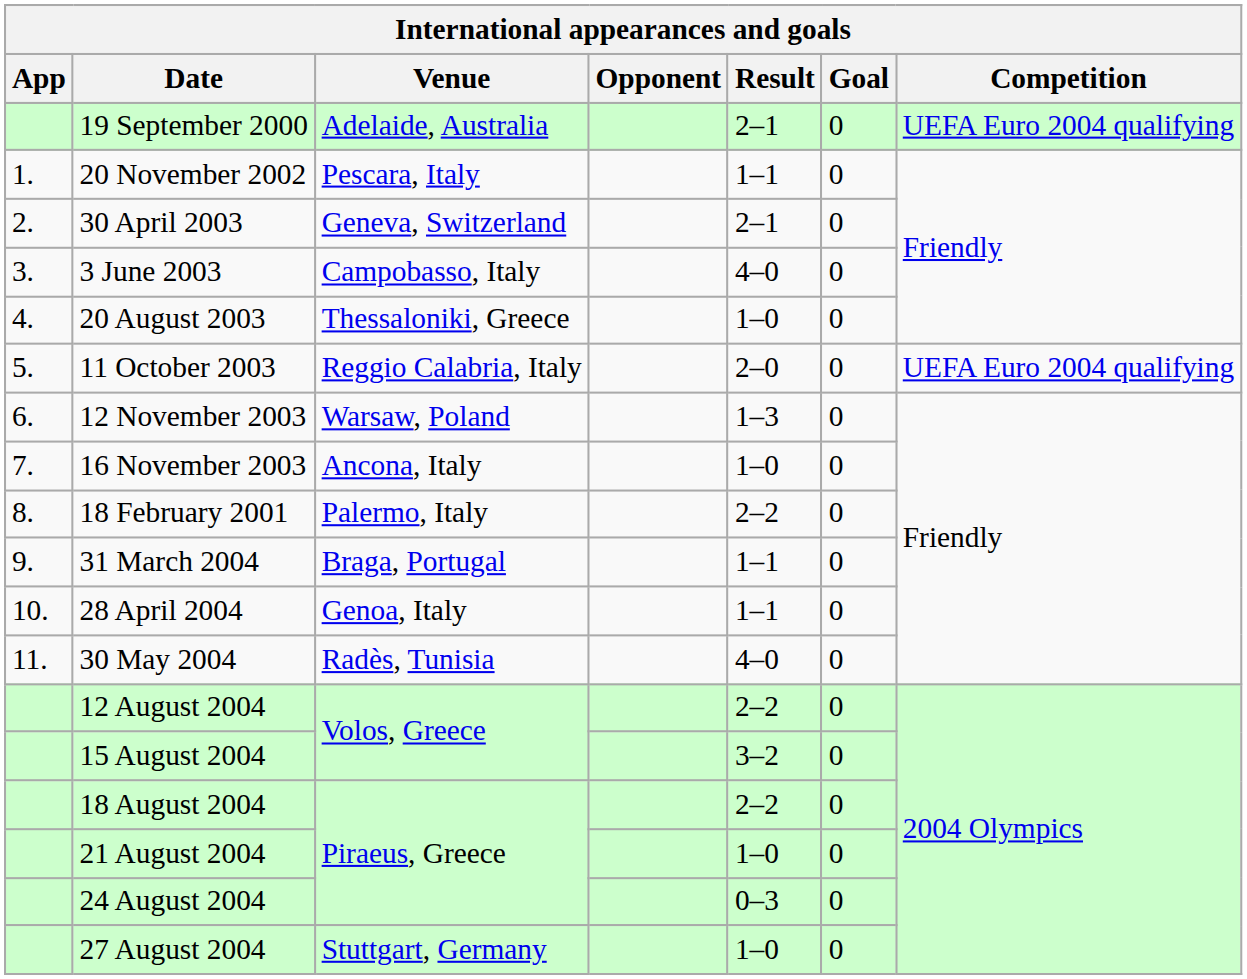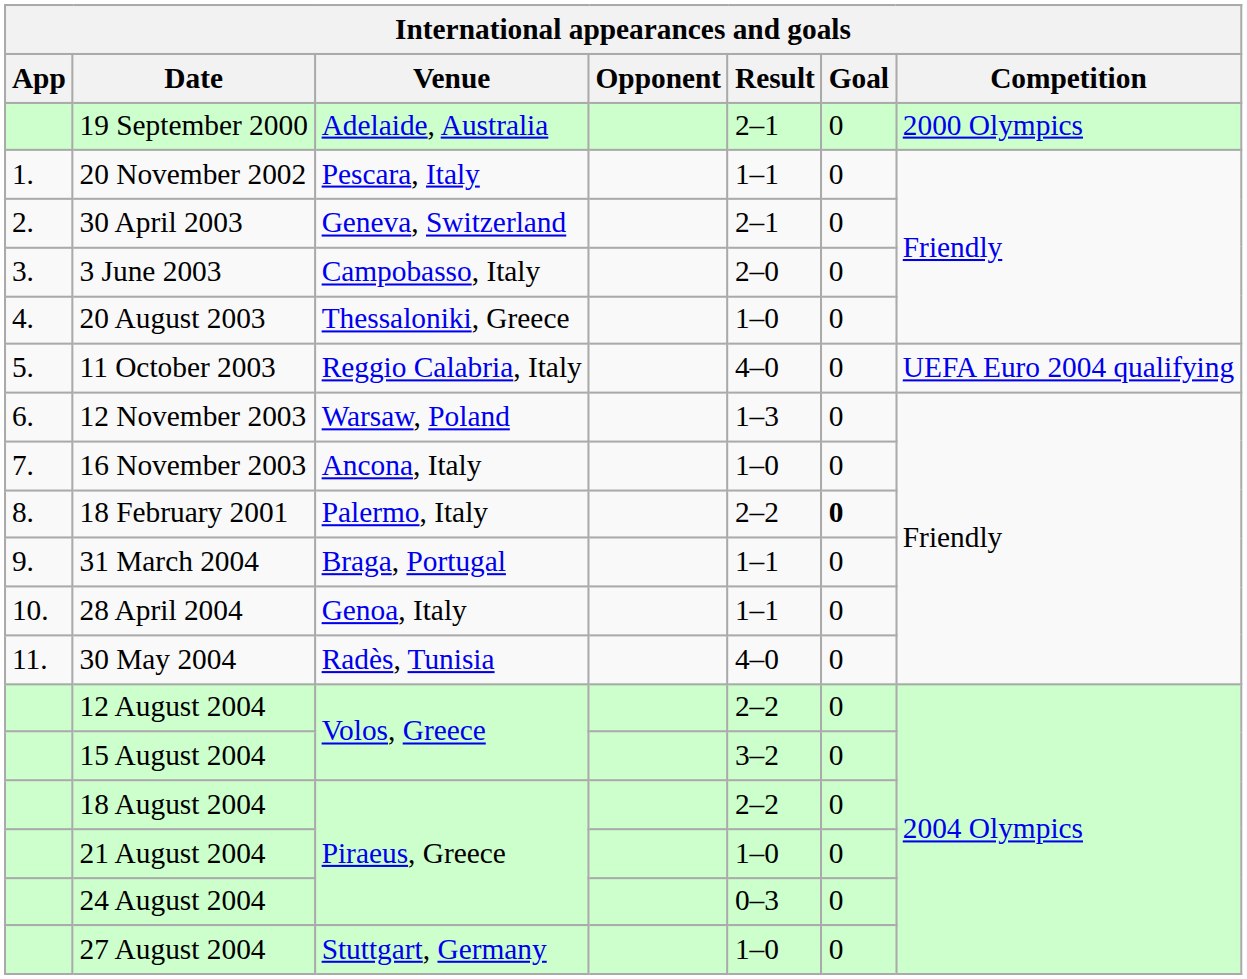(1068, 126) UEFA Euro 2004 qualifying -> (993, 126) 2000 Olympics
(757, 271) 4–0 -> (757, 271) 2–0
(757, 368) 2–0 -> (757, 368) 4–0
(836, 513) normal -> (836, 513) bold
